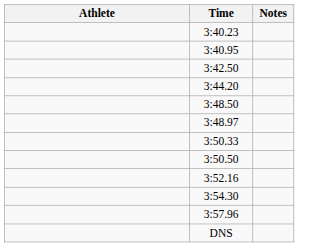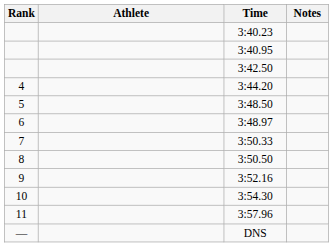+ column: (21, 13)
